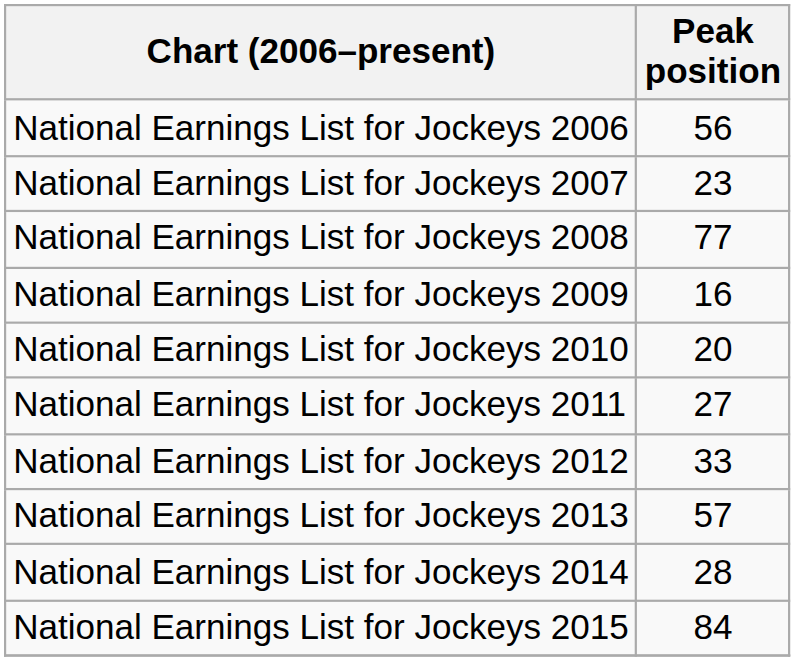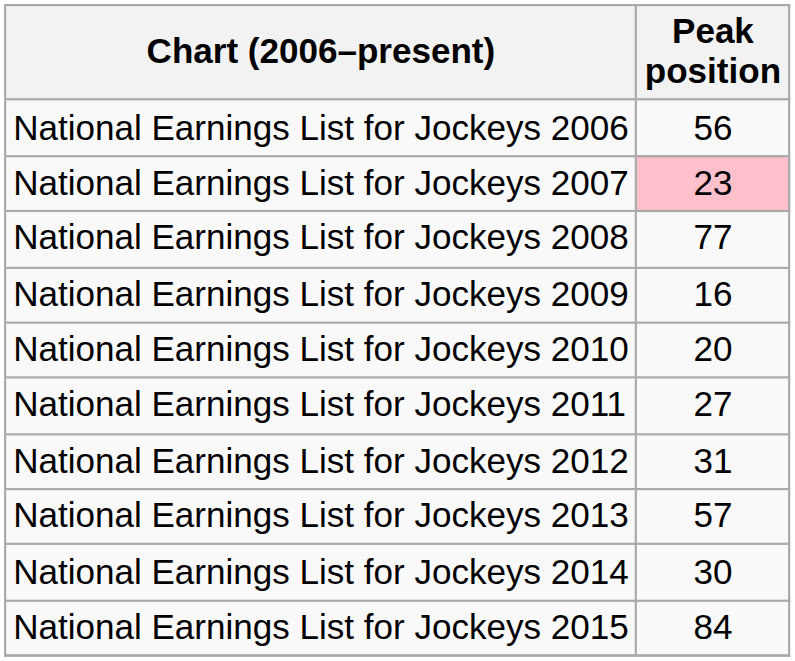(713, 182) no background -> (713, 182) pink background
(713, 460) 33 -> (713, 460) 31
(713, 571) 28 -> (713, 571) 30
